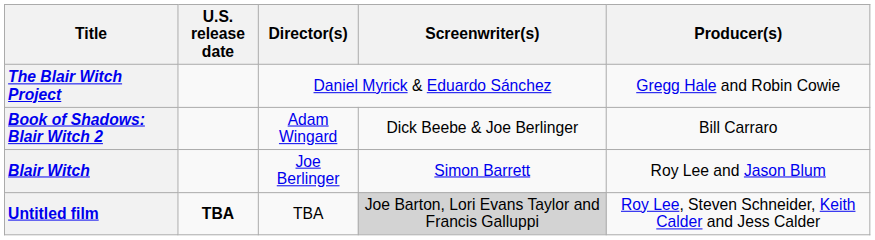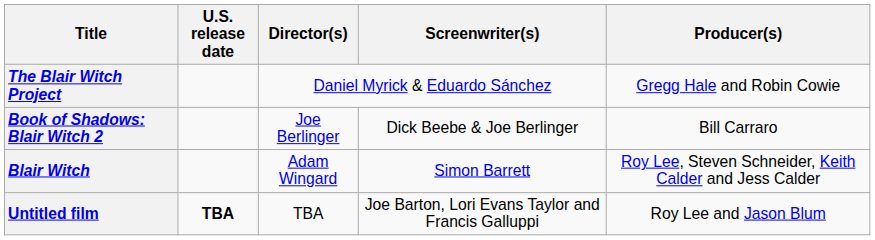(308, 128) Adam Wingard -> (308, 128) Joe Berlinger
(308, 170) Joe Berlinger -> (308, 170) Adam Wingard
(738, 170) Roy Lee and Jason Blum -> (738, 170) Roy Lee, Steven Schneider, Keith Calder and Jess Calder
(482, 213) lightgrey background -> (482, 213) no background
(738, 213) Roy Lee, Steven Schneider, Keith Calder and Jess Calder -> (738, 213) Roy Lee and Jason Blum
